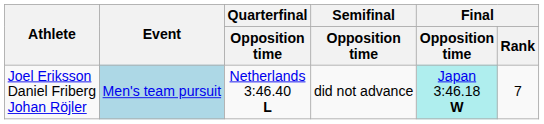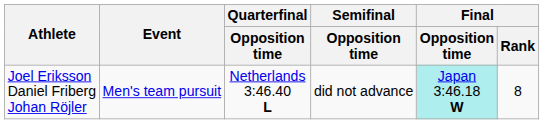(162, 92) lightblue background -> (162, 92) no background
(518, 92) 7 -> (518, 92) 8
